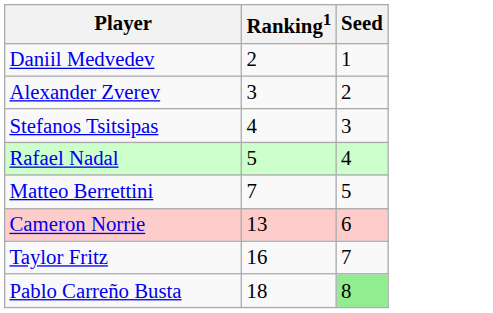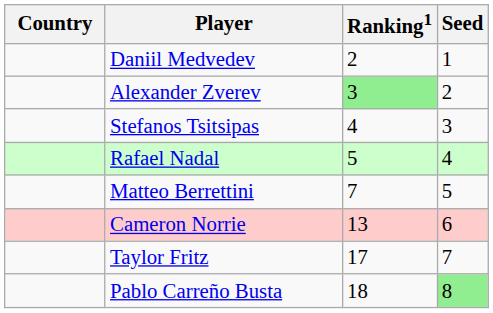+ column: (55, 23)
(252, 92) no background -> (352, 92) lightgreen background
(257, 257) 16 -> (358, 257) 17
